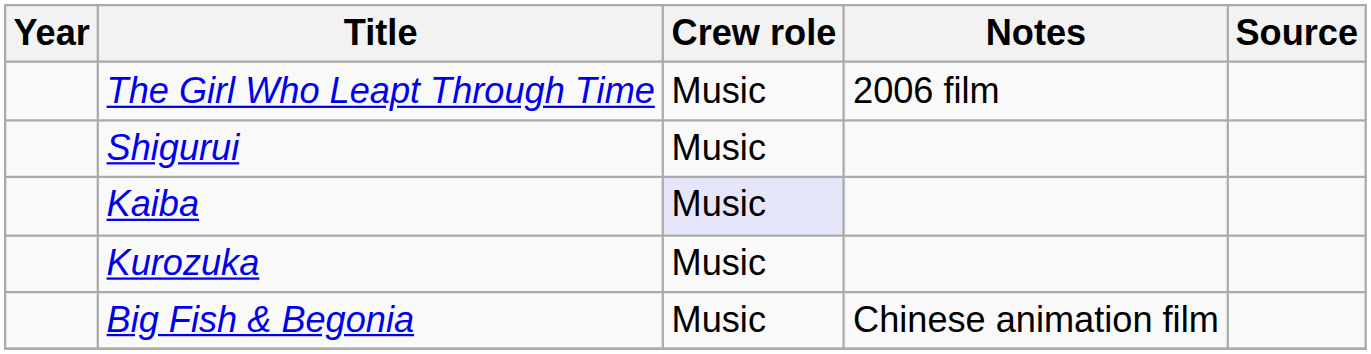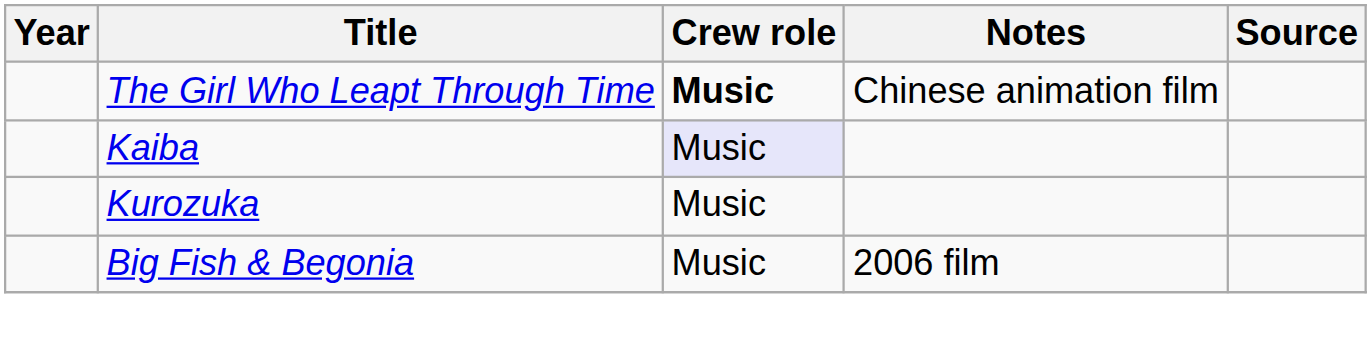(719, 90) normal -> (723, 90) bold
(926, 90) 2006 film -> (1036, 90) Chinese animation film
- row: (173, 147)
(1036, 319) Chinese animation film -> (926, 262) 2006 film
